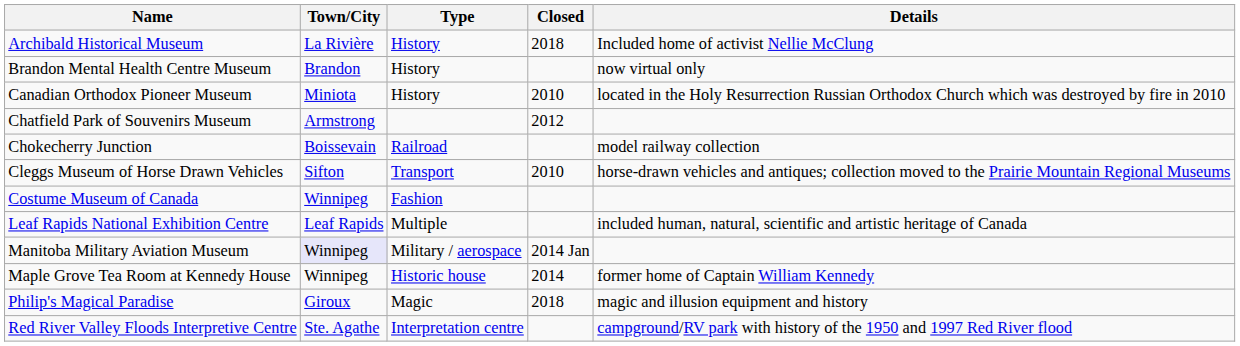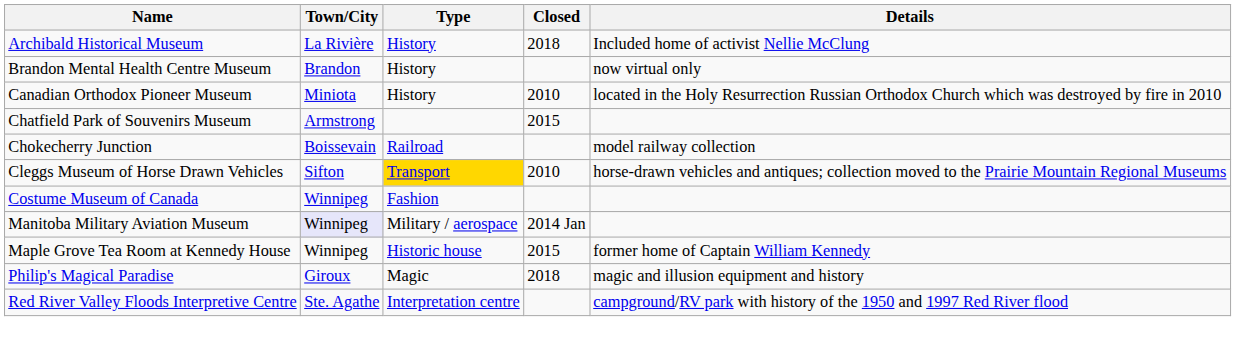(548, 120) 2012 -> (544, 120) 2015
(422, 172) no background -> (418, 172) gold background
- row: (138, 224)
(548, 276) 2014 -> (544, 250) 2015
